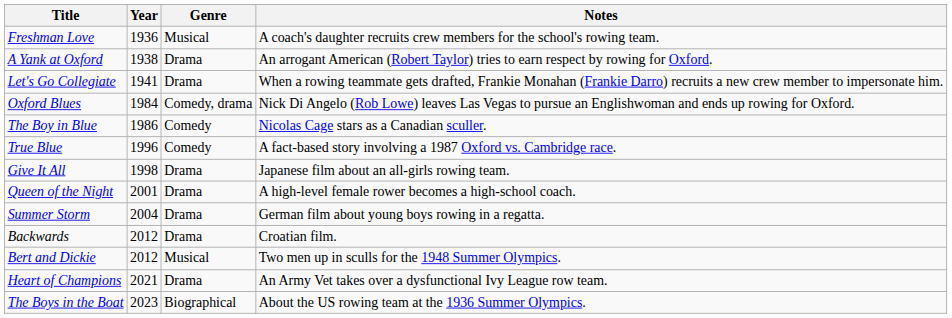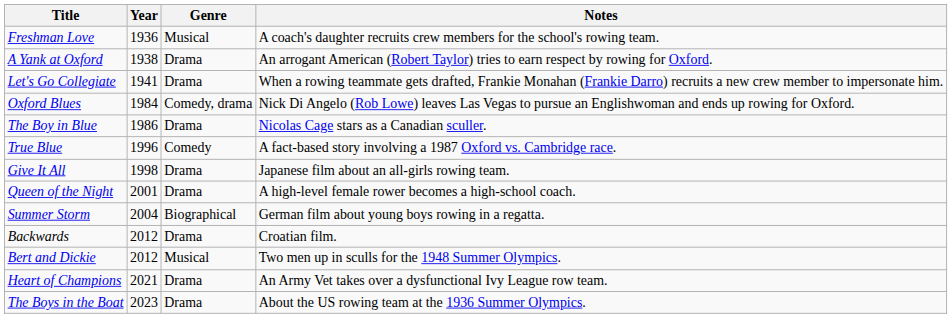(188, 125) Comedy -> (183, 125) Drama
(183, 214) Drama -> (200, 214) Biographical
(200, 302) Biographical -> (183, 302) Drama
